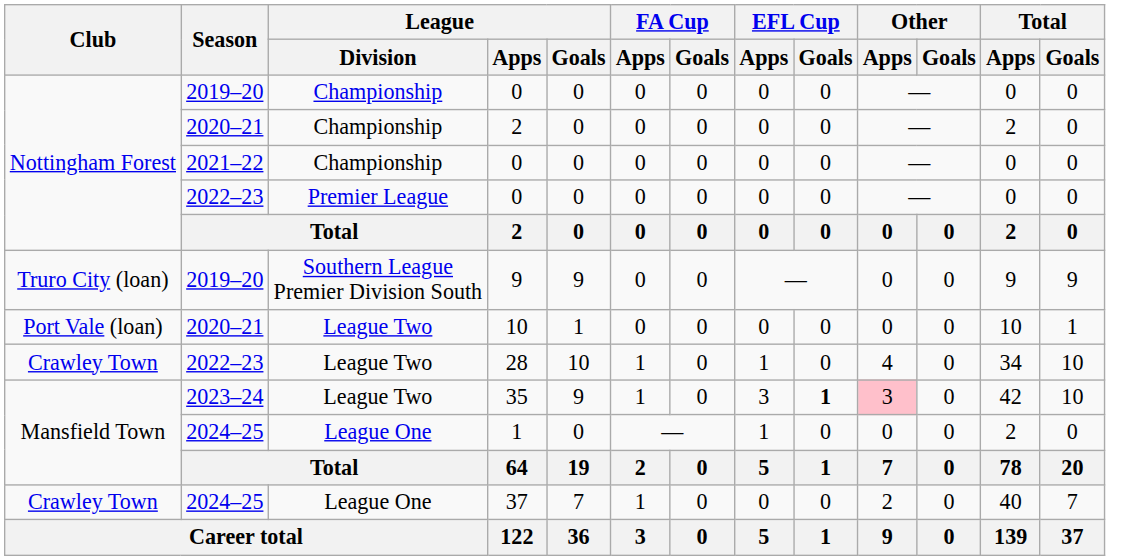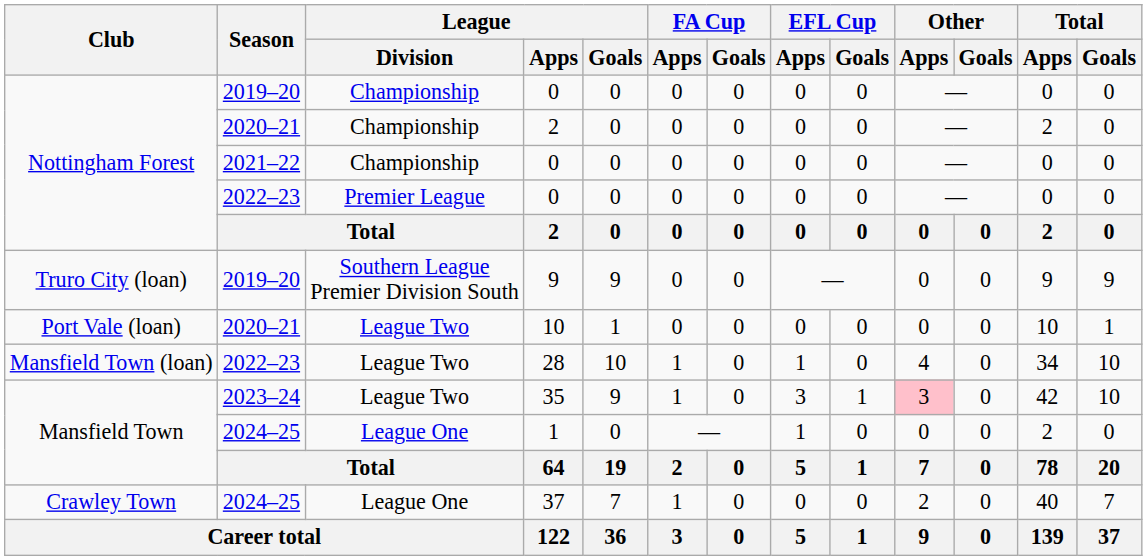(93, 362) Crawley Town -> (111, 362) Mansfield Town (loan)
(825, 397) bold -> (862, 397) normal
